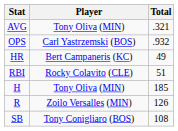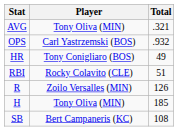(89, 57) Bert Campaneris (KC) -> (89, 57) Tony Conigliaro (BOS)
rows swapped: (17, 103) <-> (17, 88)
(89, 118) Tony Conigliaro (BOS) -> (89, 118) Bert Campaneris (KC)
